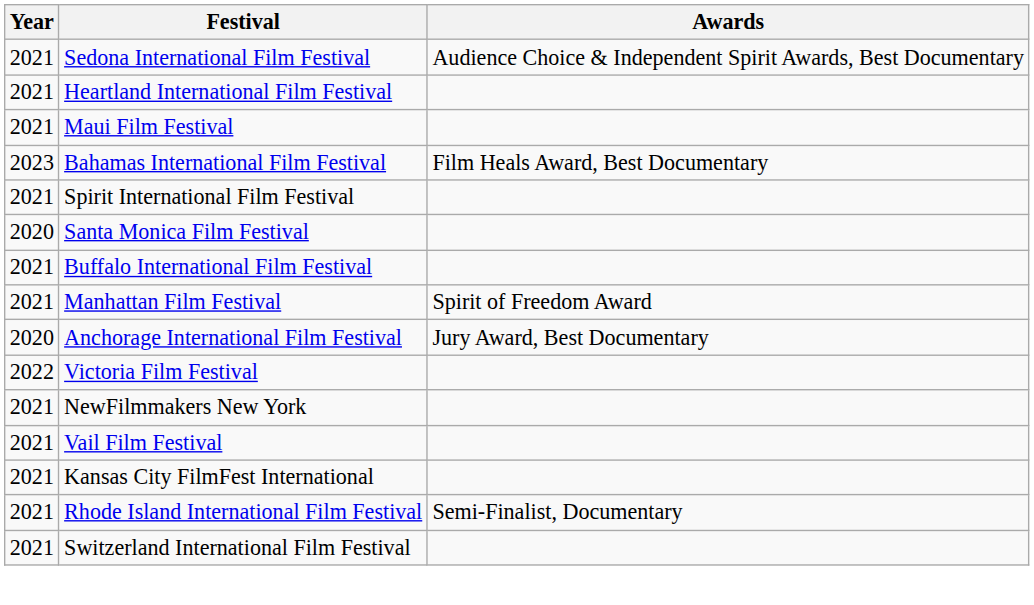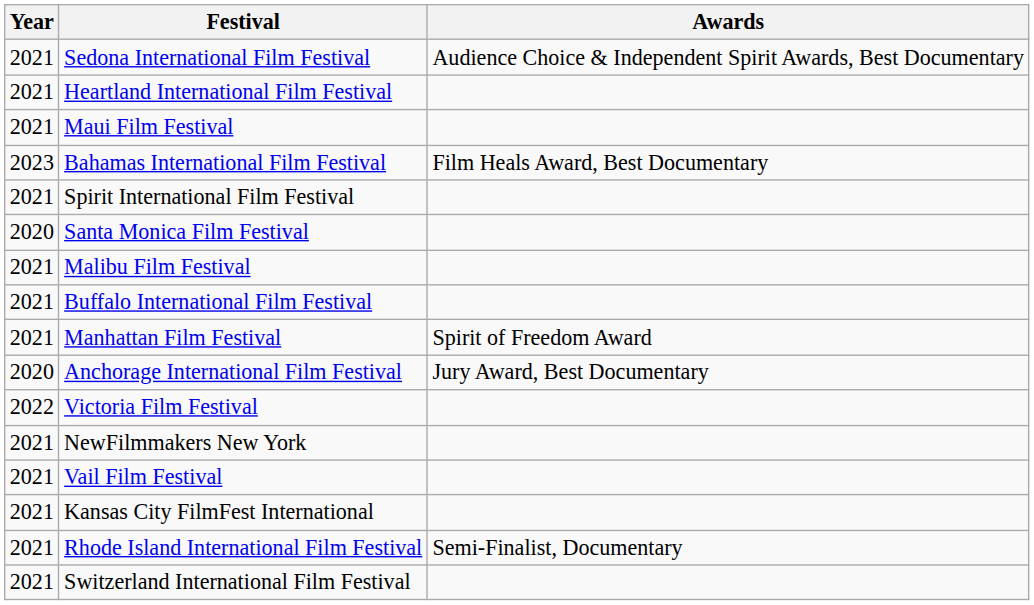+ row: (157, 267)
